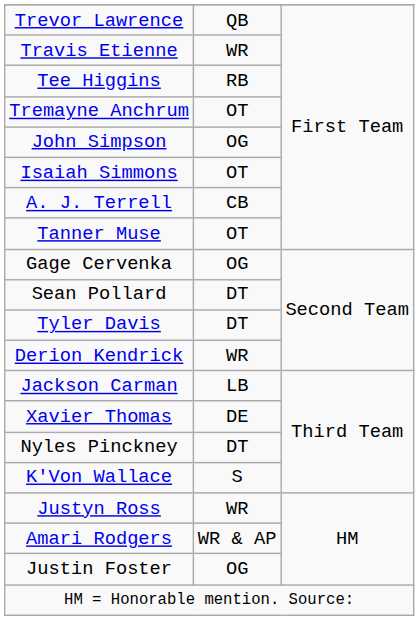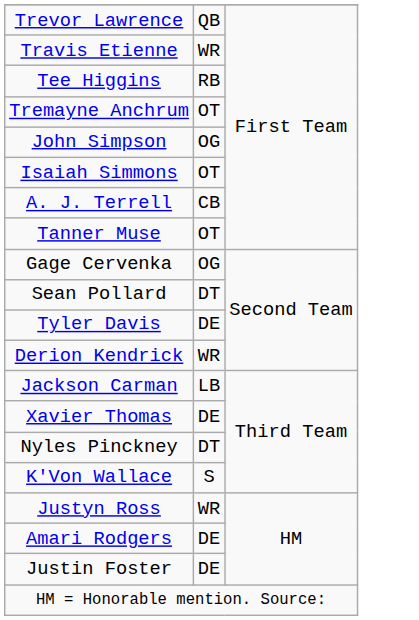(237, 325) DT -> (209, 325) DE
(237, 539) WR & AP -> (209, 539) DE
(237, 569) OG -> (209, 569) DE
